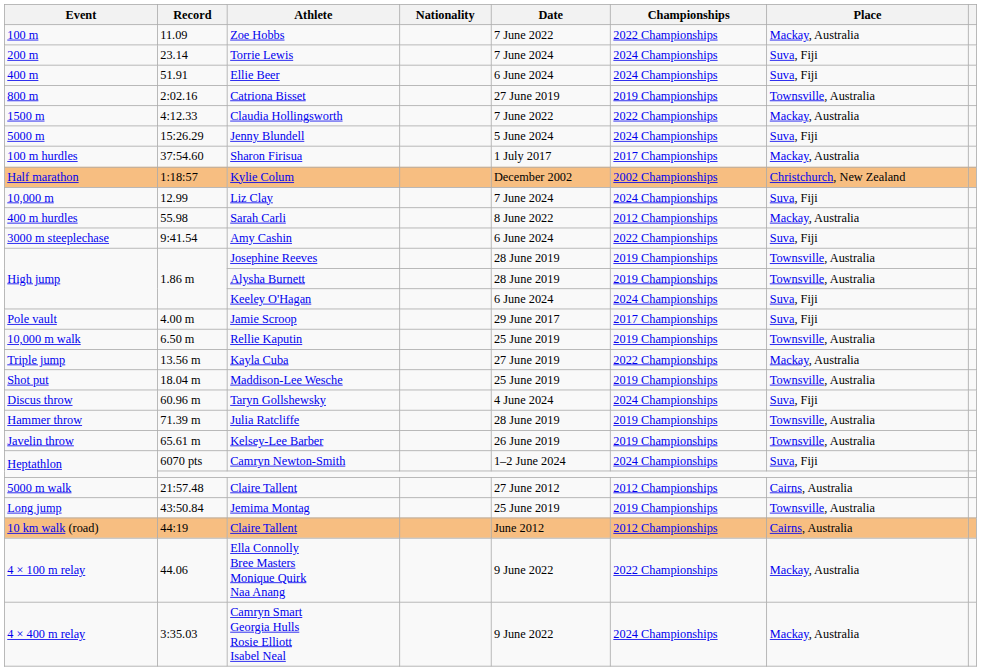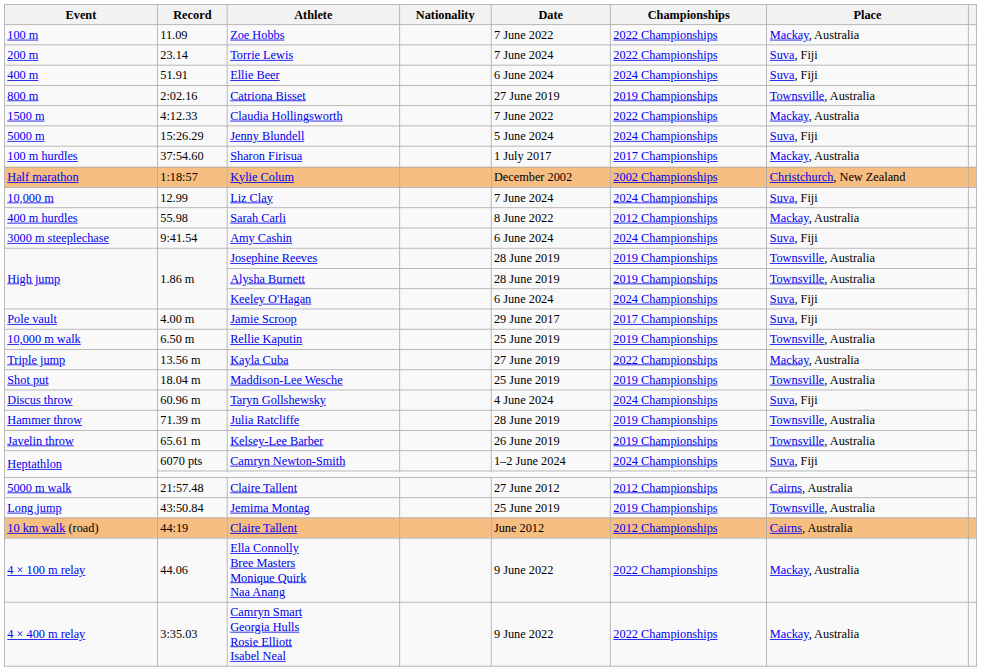(665, 55) 2024 Championships -> (665, 55) 2022 Championships
(665, 238) 2022 Championships -> (665, 238) 2024 Championships
(665, 634) 2024 Championships -> (665, 634) 2022 Championships
